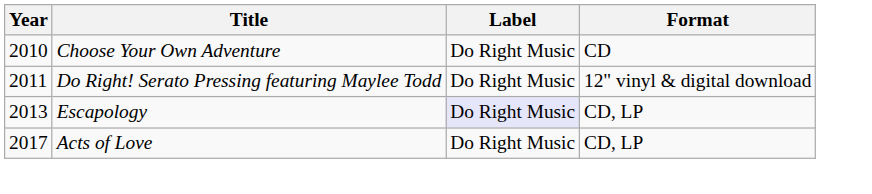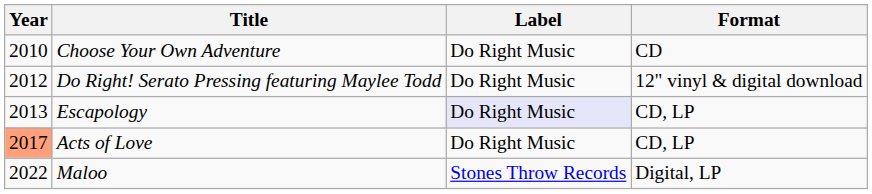(28, 81) 2011 -> (28, 81) 2012
(28, 142) no background -> (28, 142) lightsalmon background
+ row: (82, 173)
